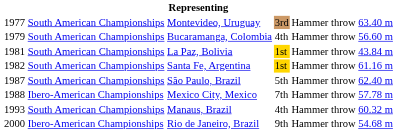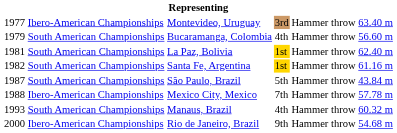(96, 22) South American Championships -> (96, 22) Ibero-American Championships
(376, 51) 43.84 m -> (376, 51) 62.40 m
(376, 80) 62.40 m -> (376, 80) 43.84 m
